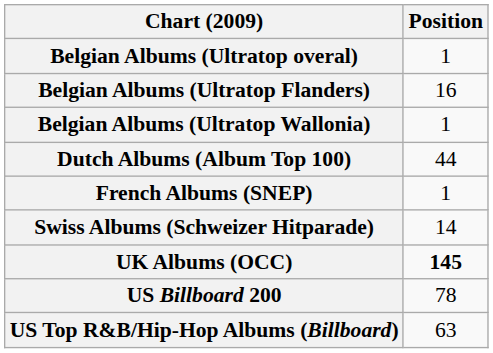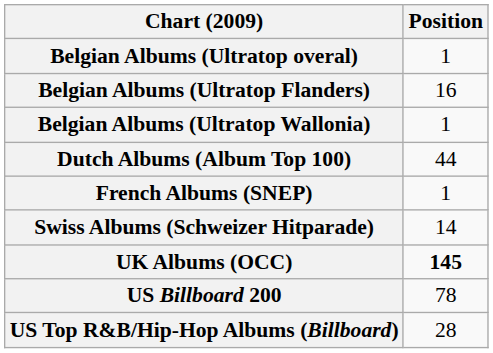(446, 329) 63 -> (446, 329) 28
